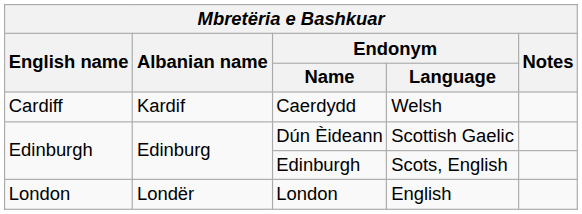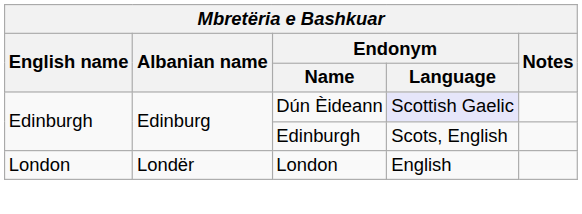- row: (316, 106)
(453, 135) no background -> (453, 106) lavender background
